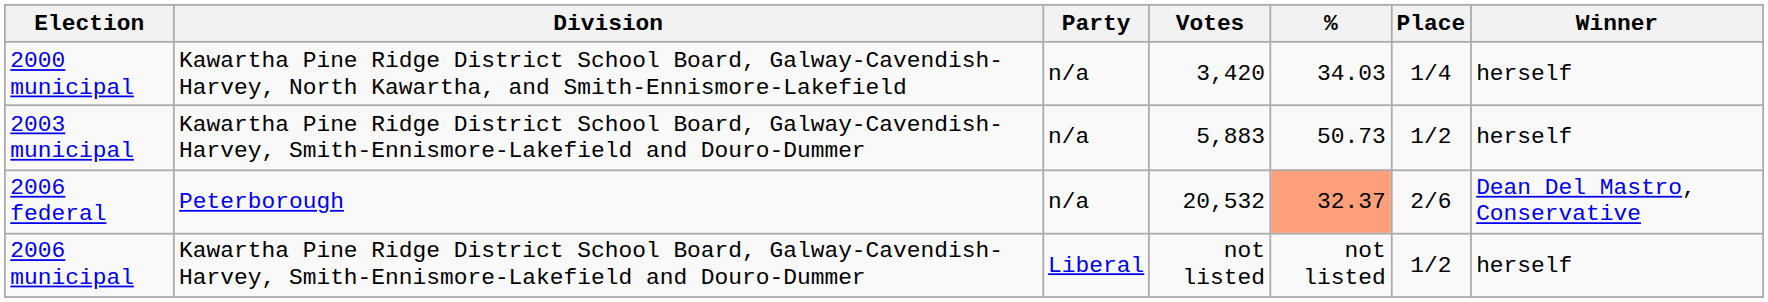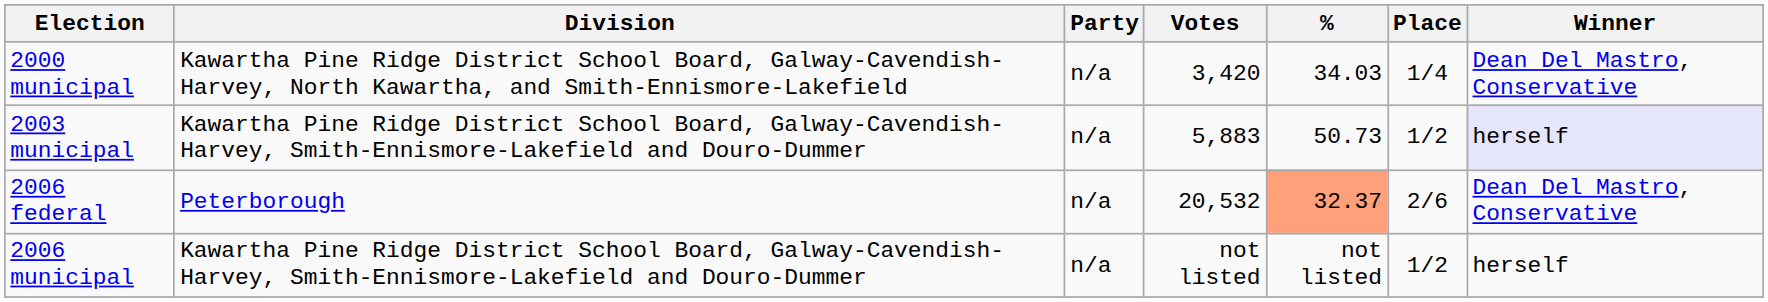(1524, 74) herself -> (1582, 74) Dean Del Mastro, Conservative
(1524, 138) no background -> (1521, 138) lavender background
(1096, 265) Liberal -> (1091, 265) n/a
